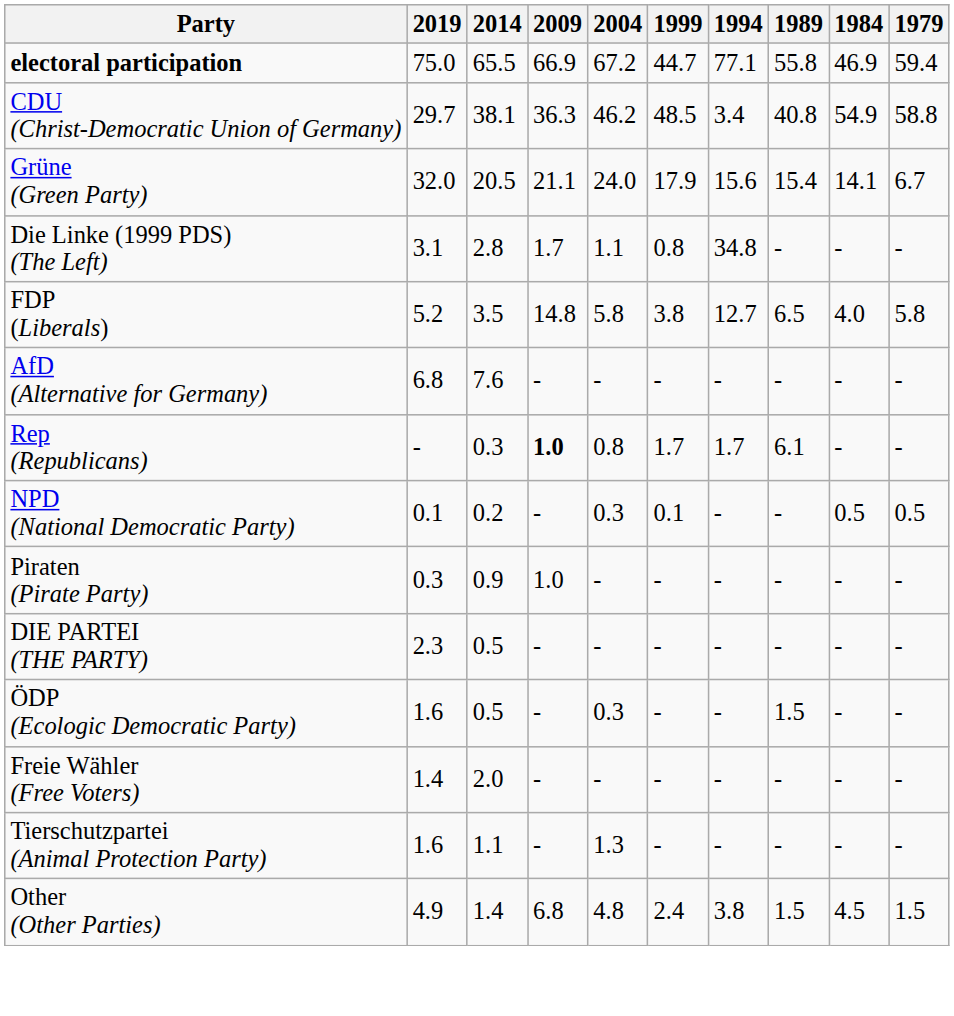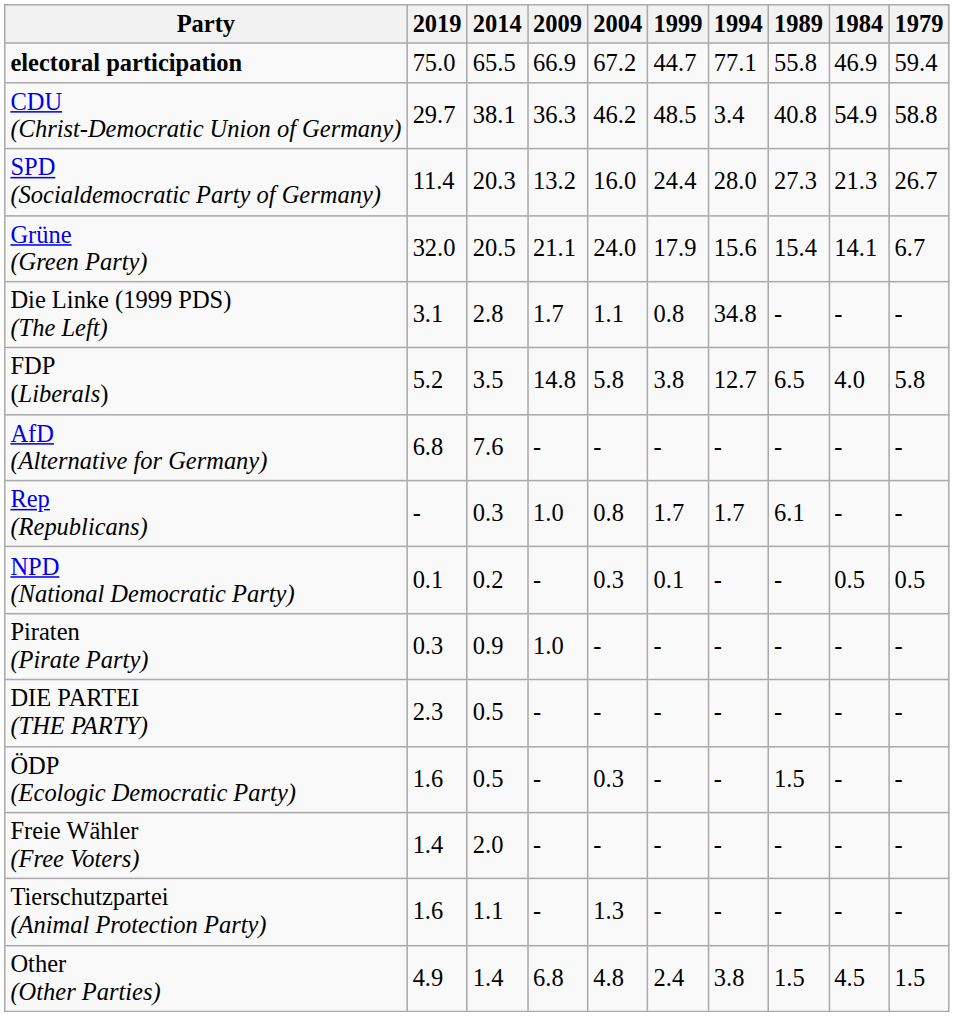+ row: (196, 181)
(548, 447) bold -> (548, 513) normal
